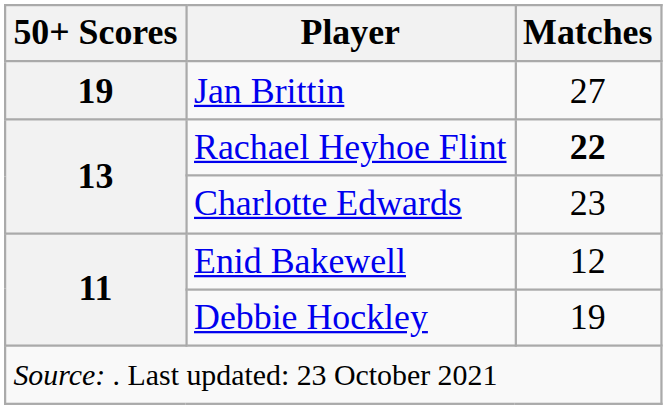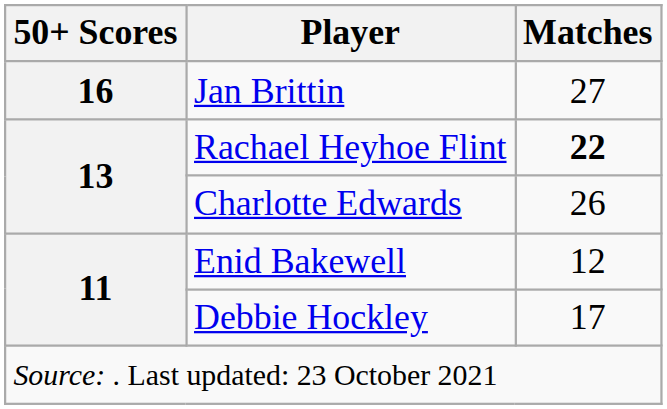(95, 89) 19 -> (95, 89) 16
(588, 203) 23 -> (588, 203) 26
(588, 317) 19 -> (588, 317) 17
